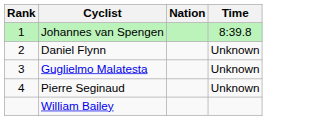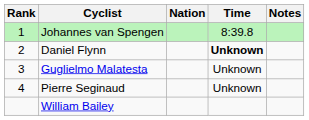+ column: (285, 13)
(235, 50) normal -> (237, 50) bold
